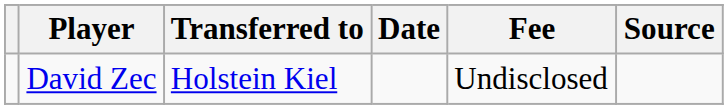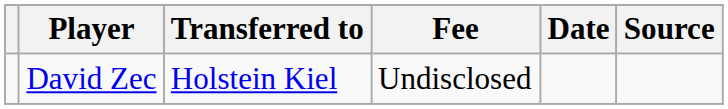columns swapped: (532, 29) <-> (409, 29)
